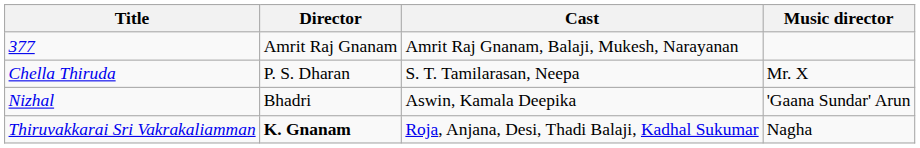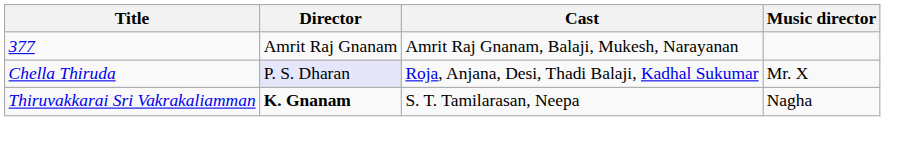(307, 73) no background -> (307, 73) lavender background
(492, 73) S. T. Tamilarasan, Neepa -> (582, 73) Roja, Anjana, Desi, Thadi Balaji, Kadhal Sukumar
- row: (31, 101)
(582, 128) Roja, Anjana, Desi, Thadi Balaji, Kadhal Sukumar -> (492, 101) S. T. Tamilarasan, Neepa
